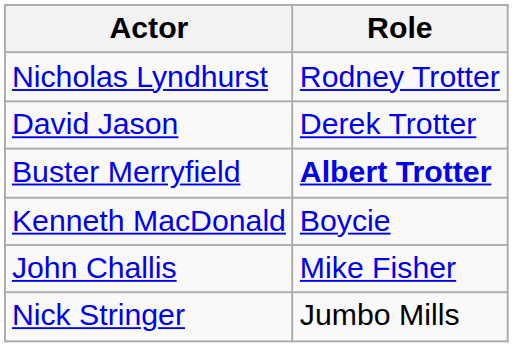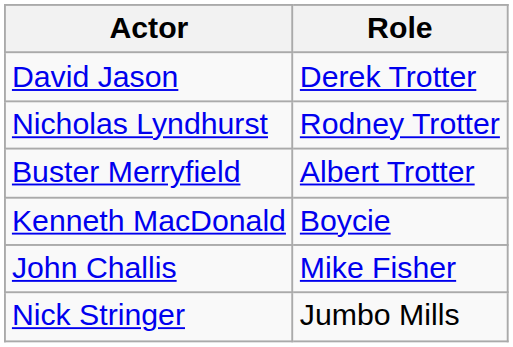rows swapped: (95, 124) <-> (140, 76)
(396, 172) bold -> (387, 172) normal
